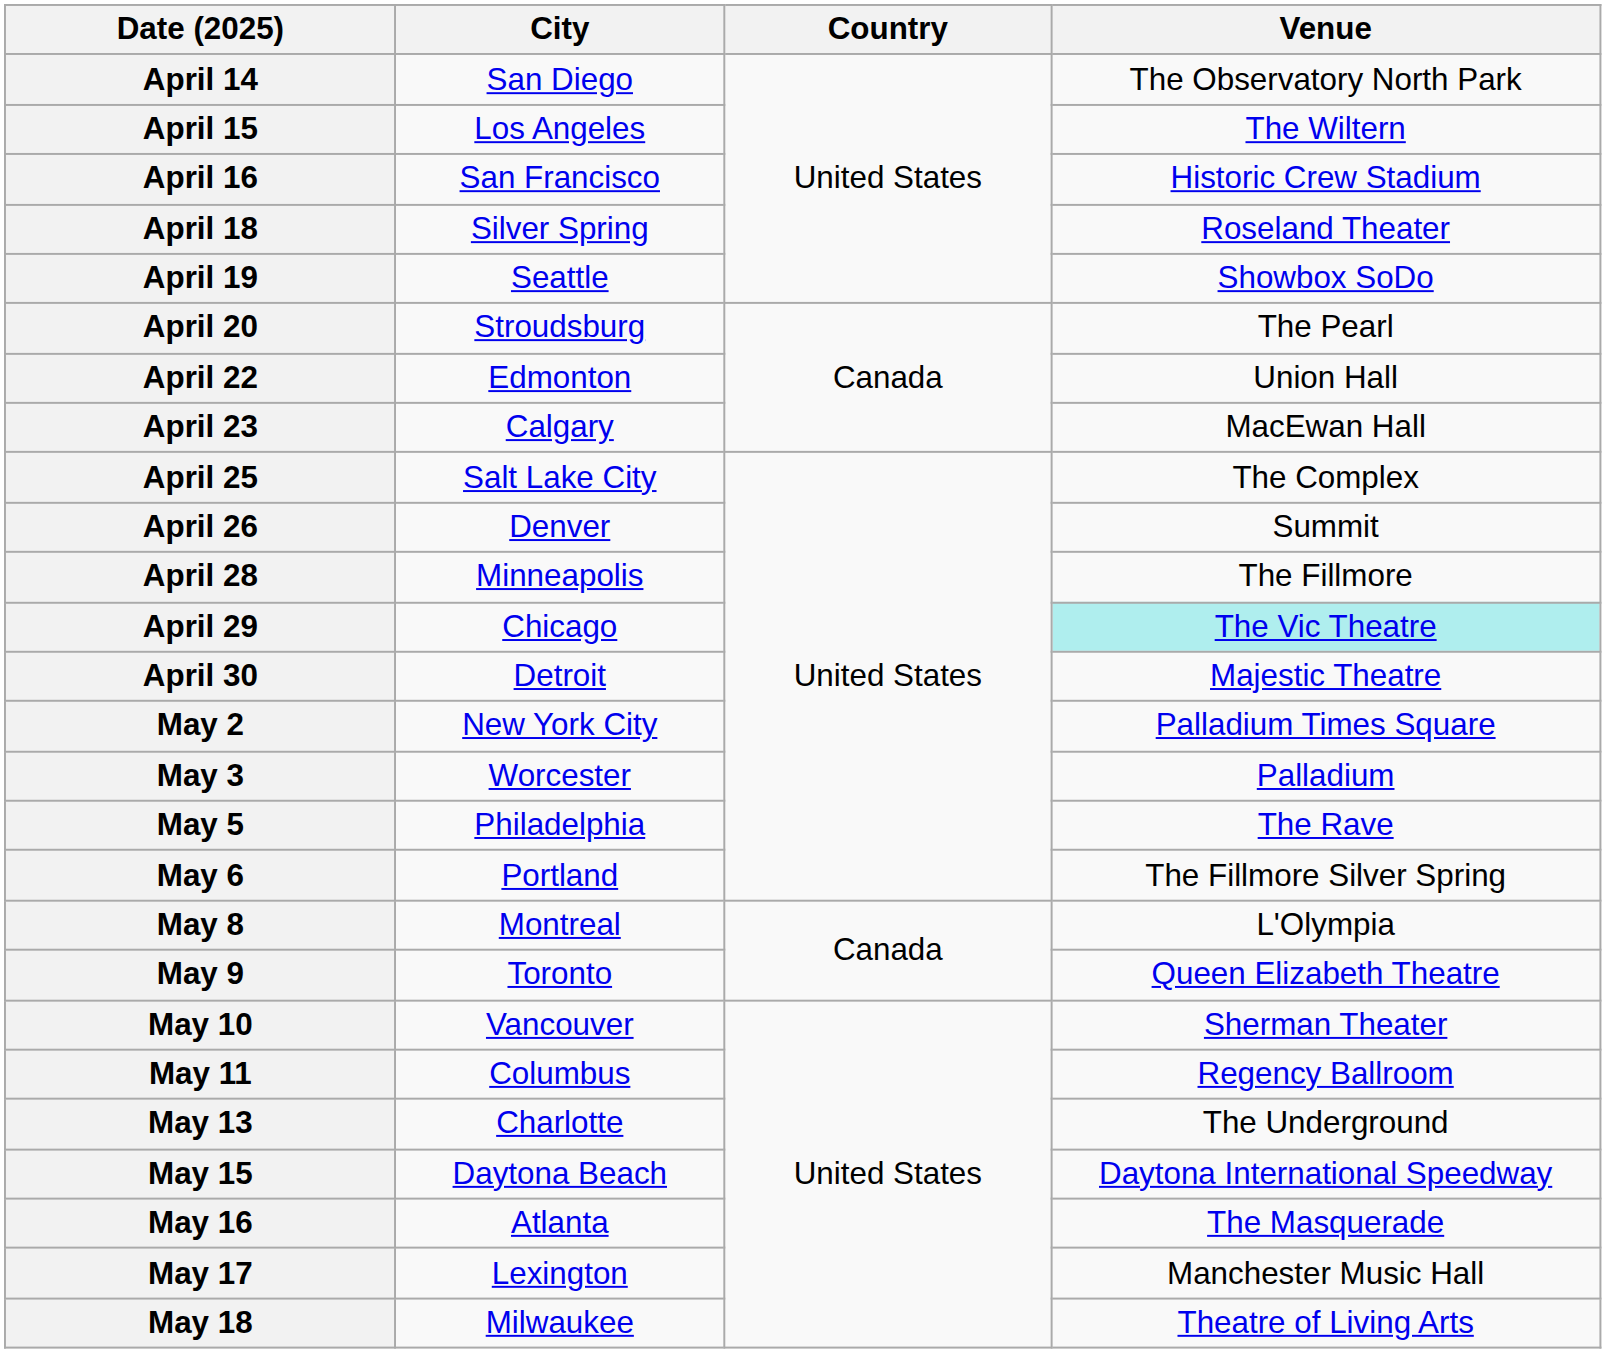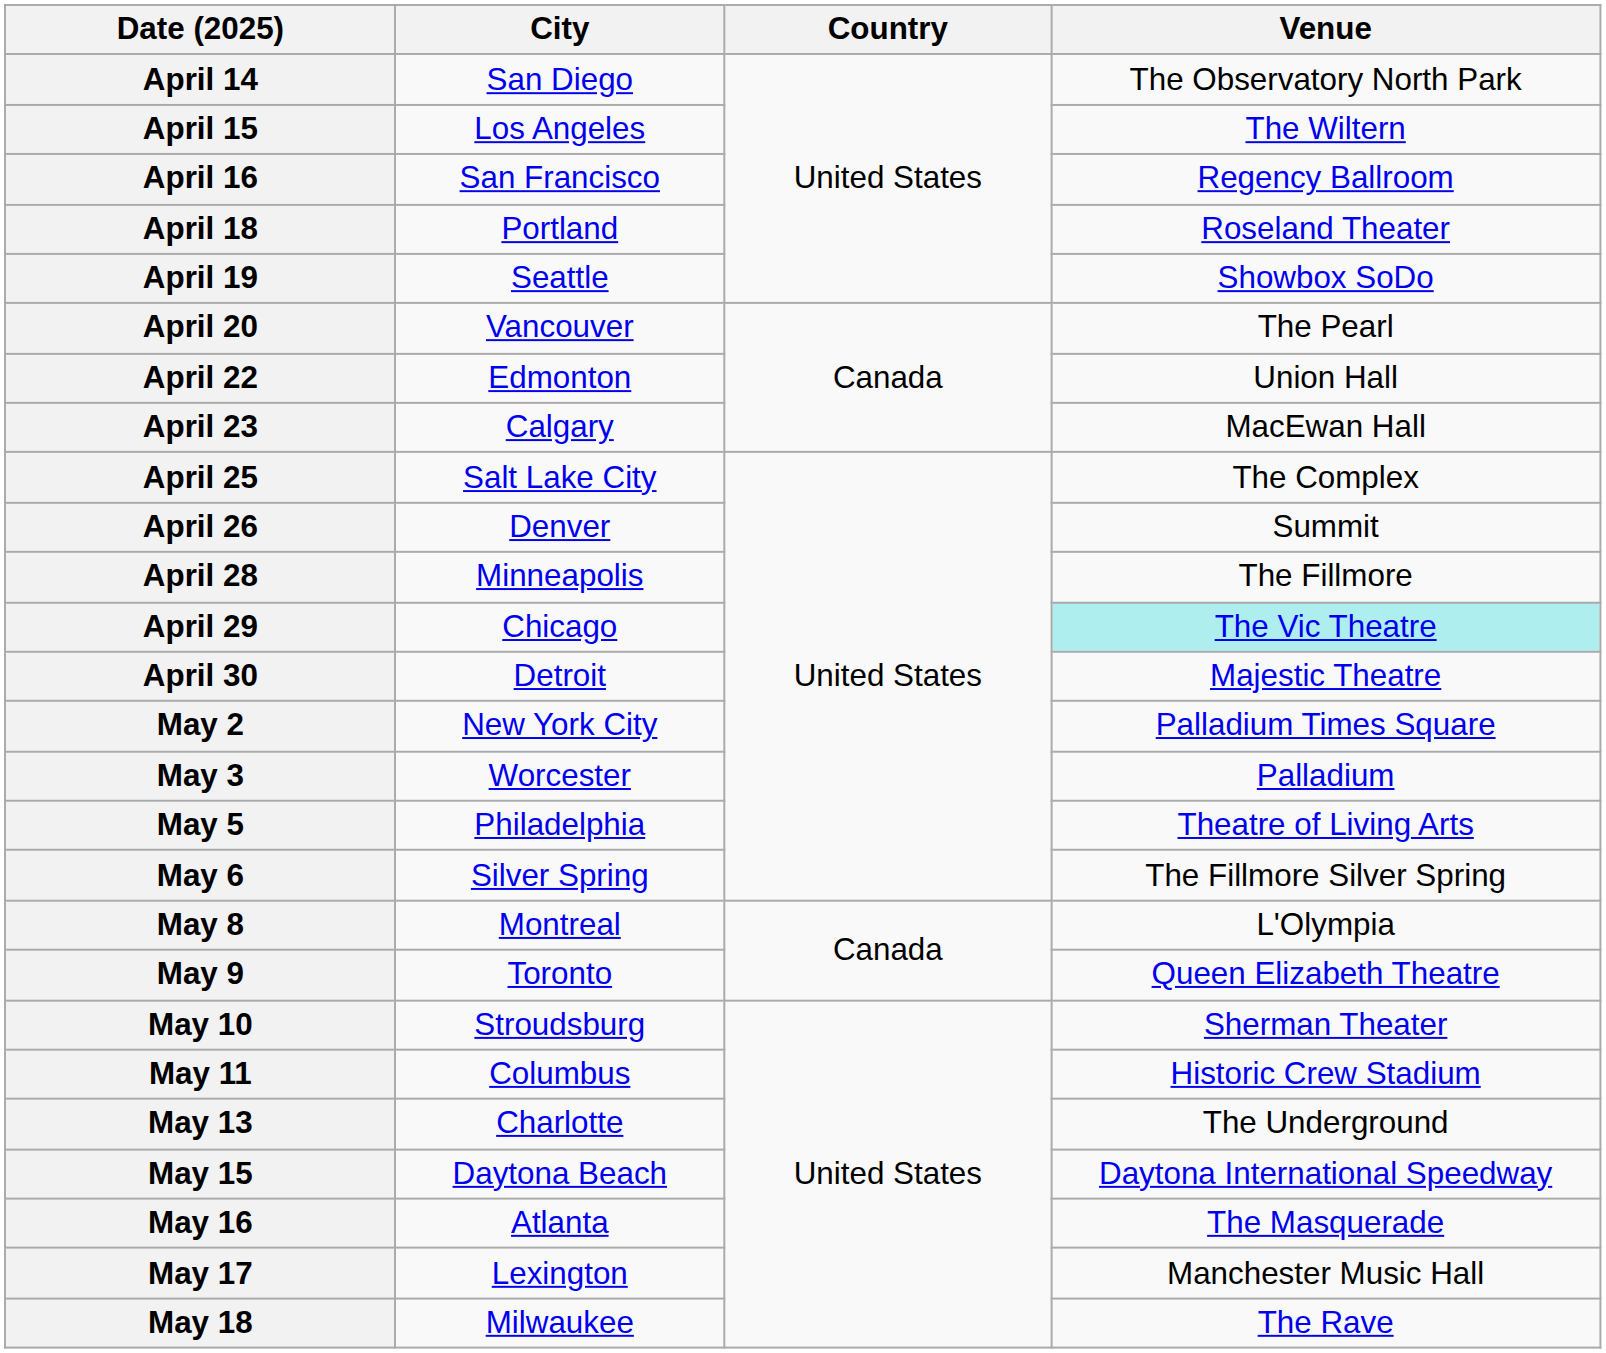(1326, 178) Historic Crew Stadium -> (1326, 178) Regency Ballroom
(560, 228) Silver Spring -> (560, 228) Portland
(560, 327) Stroudsburg -> (560, 327) Vancouver
(1326, 825) The Rave -> (1326, 825) Theatre of Living Arts
(560, 874) Portland -> (560, 874) Silver Spring
(560, 1024) Vancouver -> (560, 1024) Stroudsburg
(1326, 1073) Regency Ballroom -> (1326, 1073) Historic Crew Stadium
(1326, 1322) Theatre of Living Arts -> (1326, 1322) The Rave
